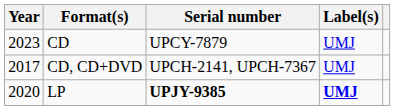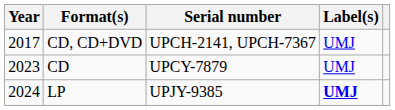rows swapped: (95, 67) <-> (58, 42)
(24, 92) 2020 -> (24, 92) 2024
(188, 92) bold -> (186, 92) normal
